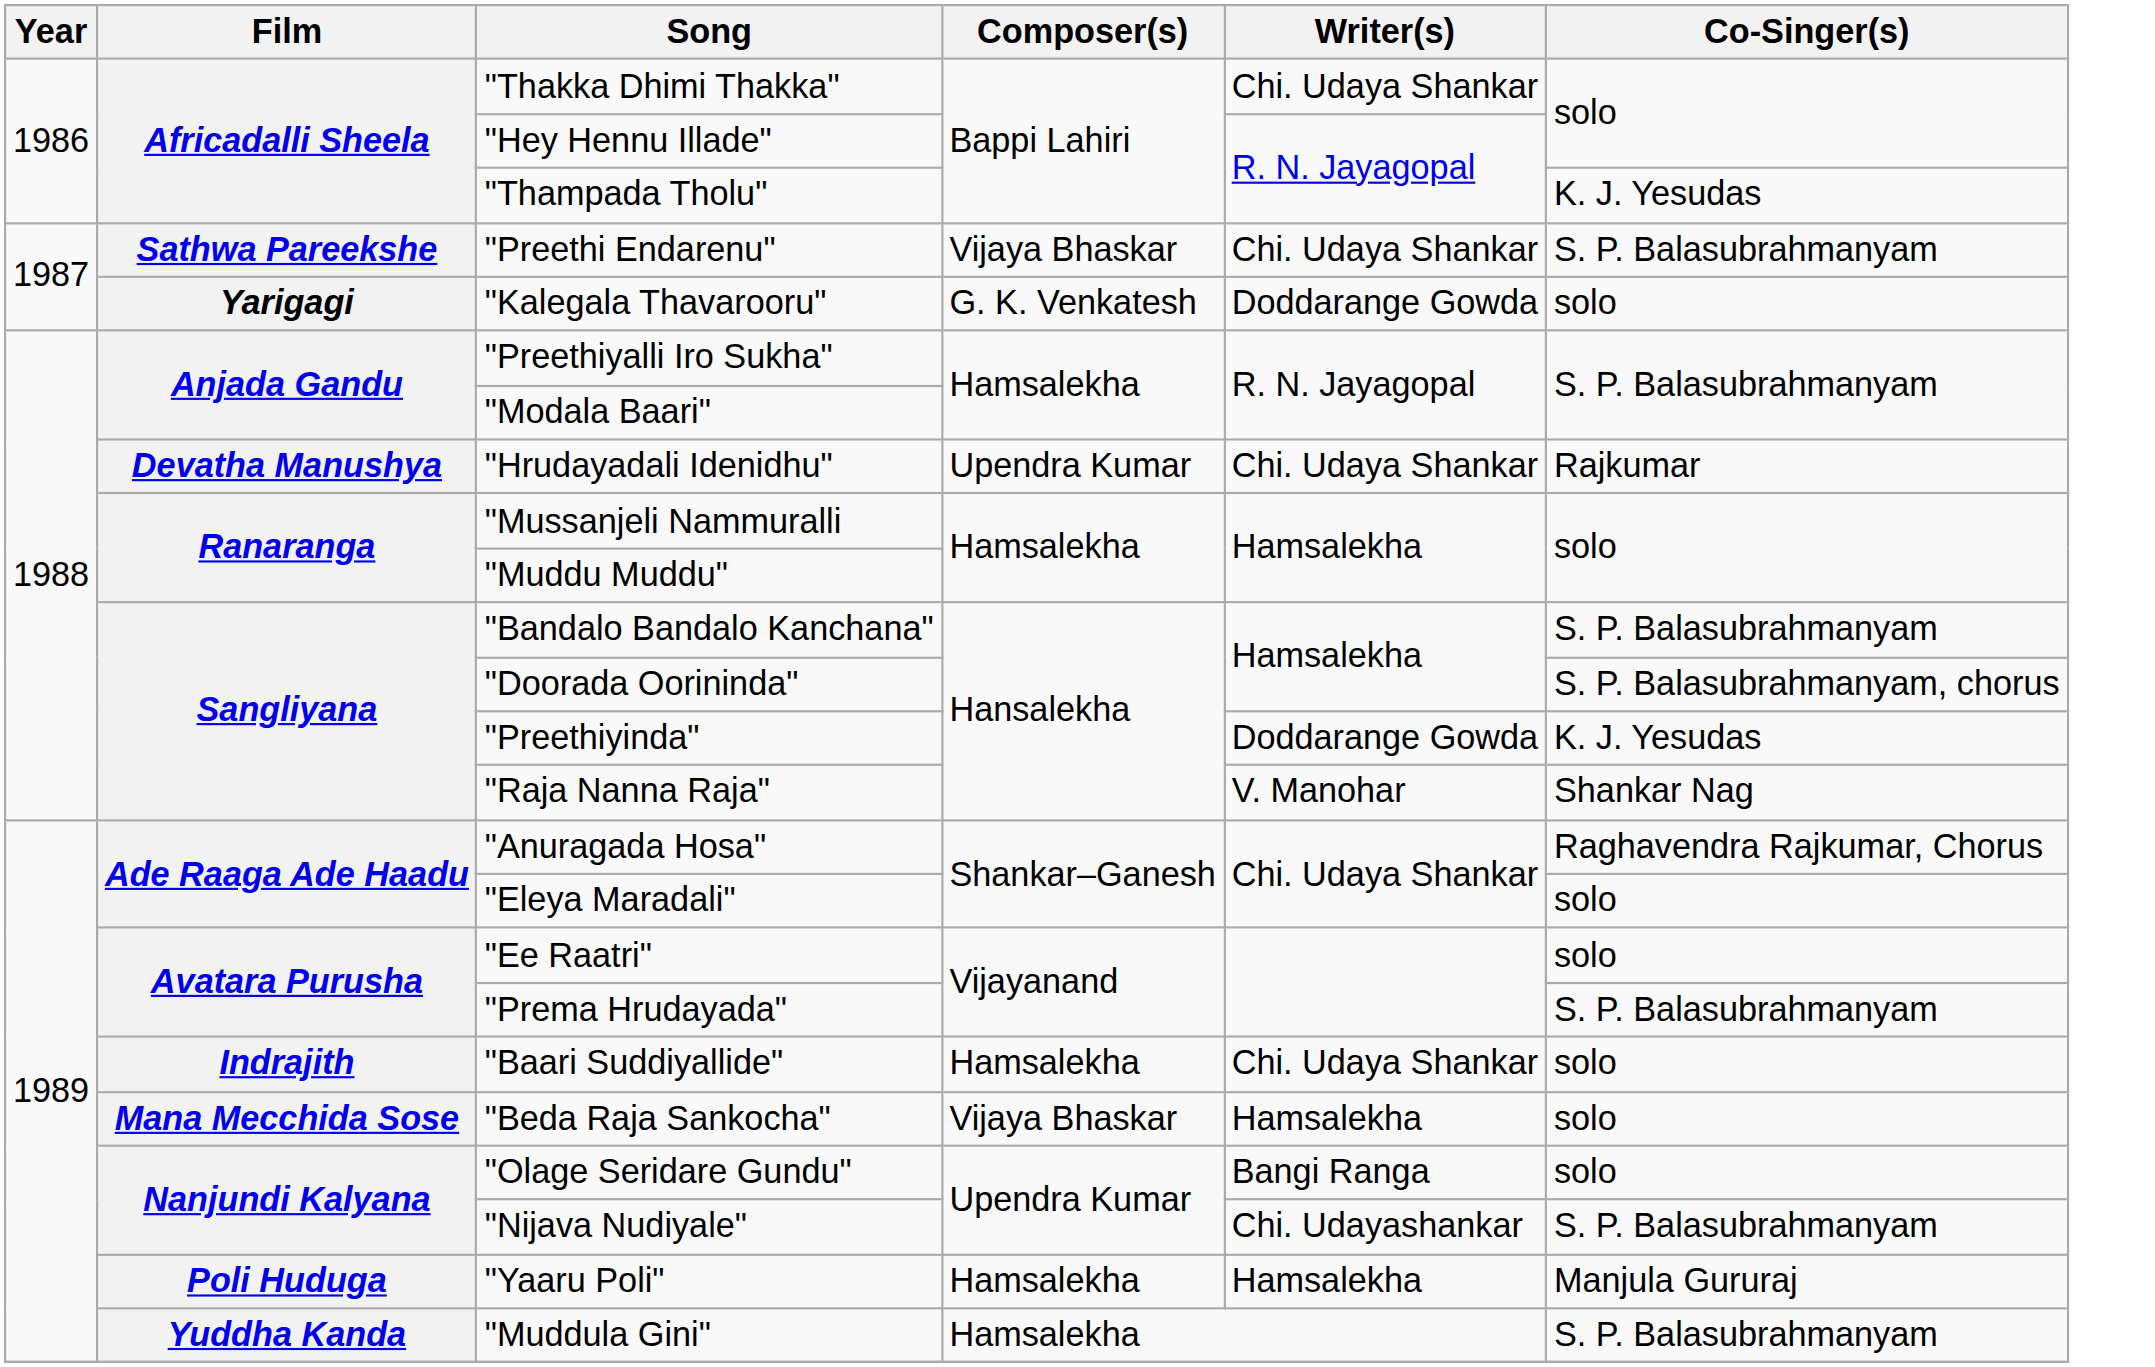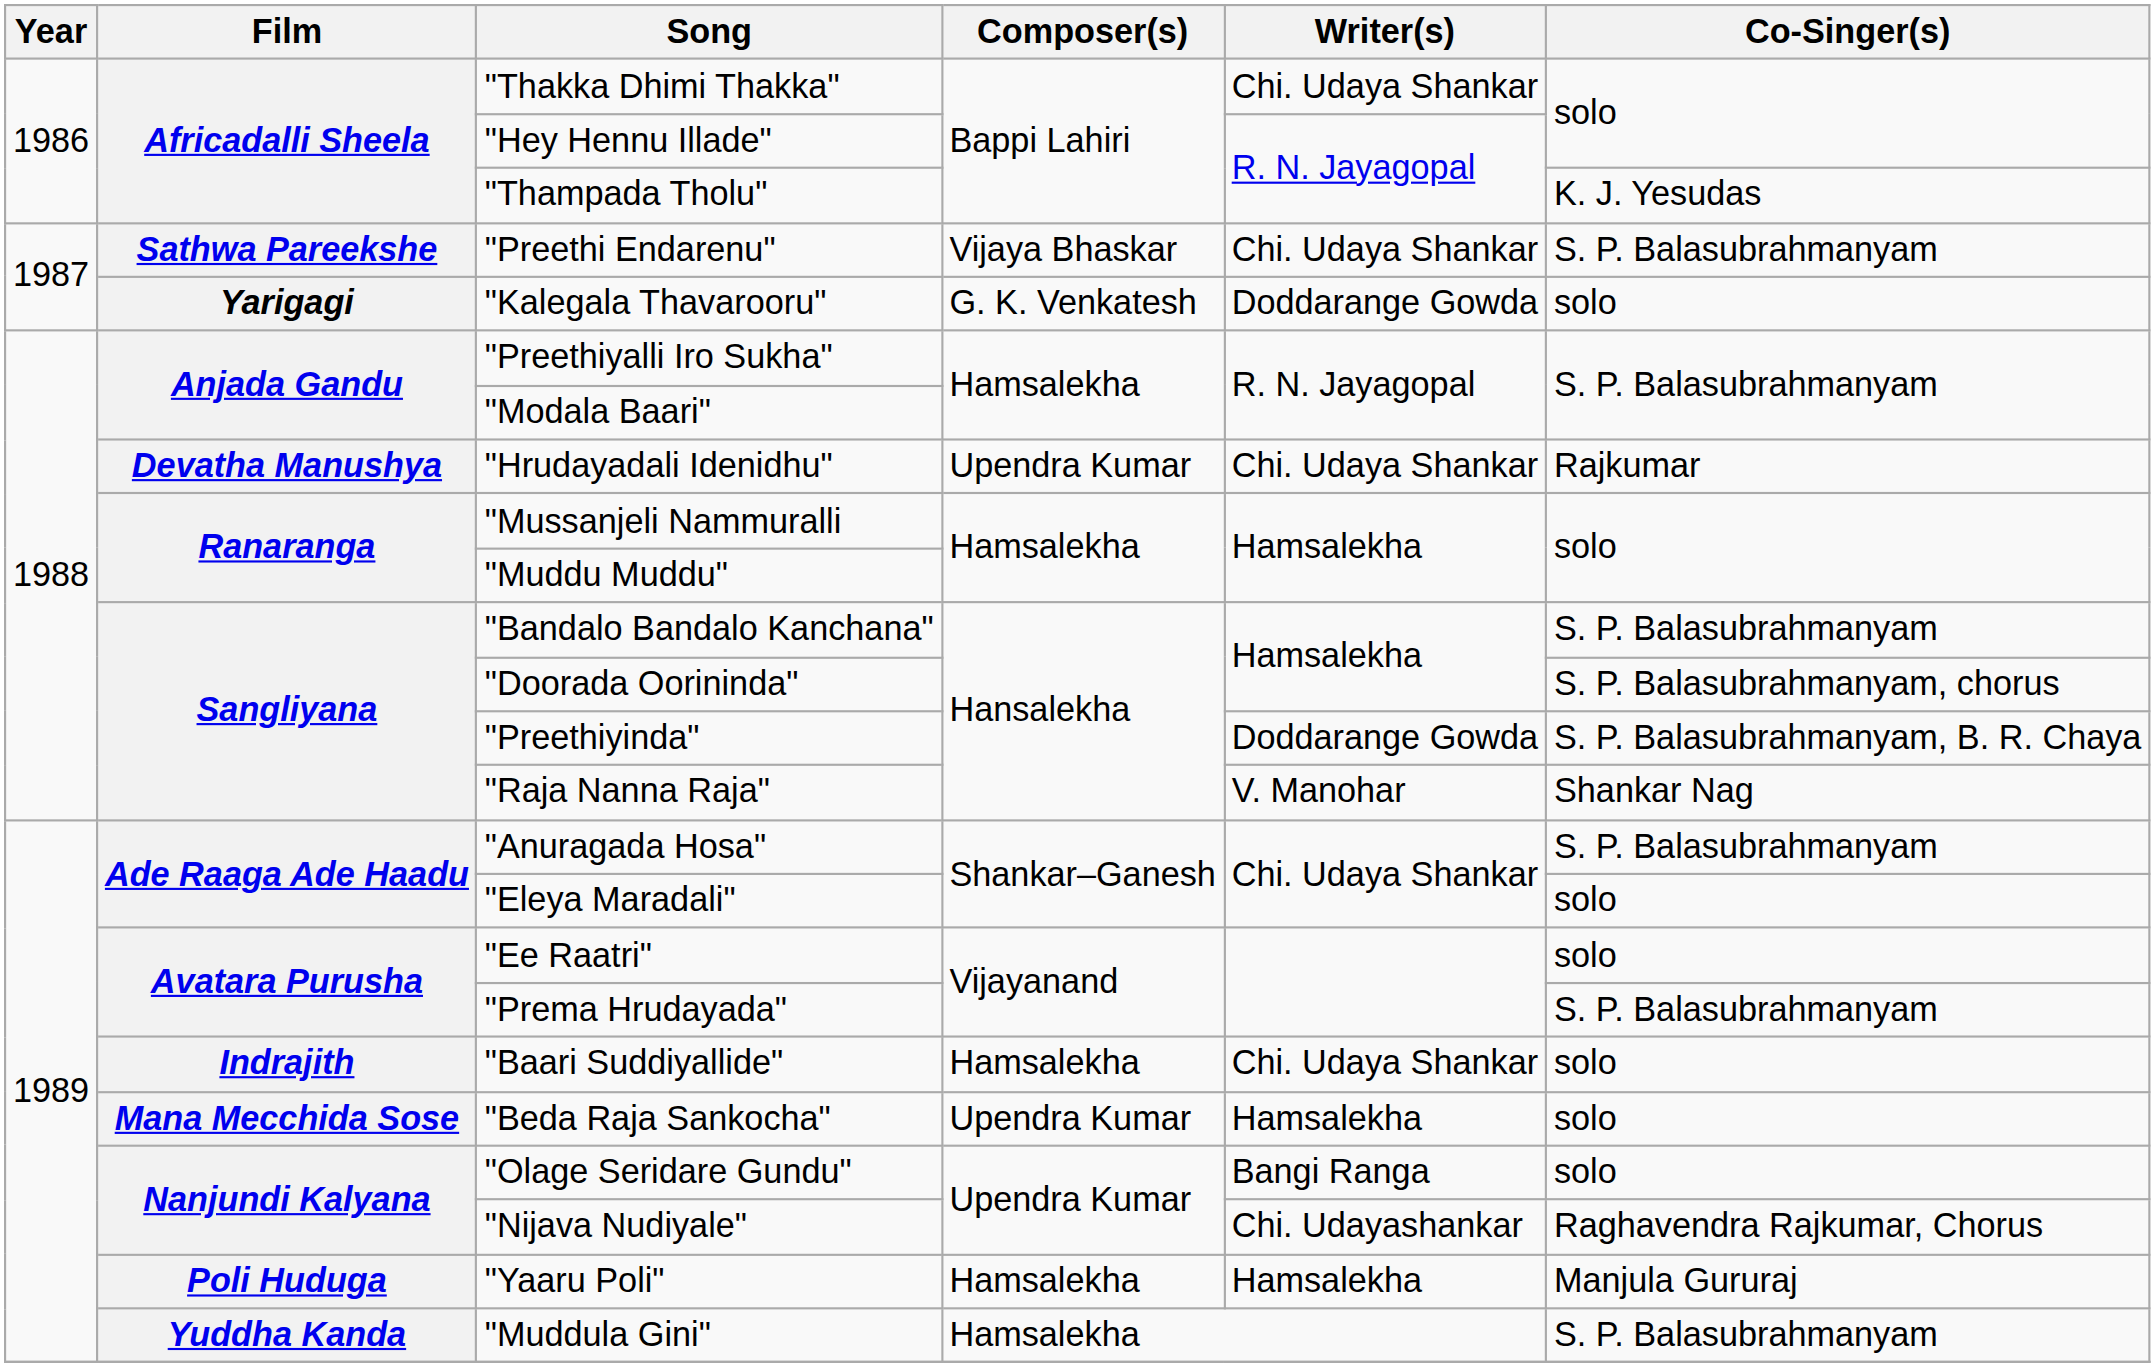(1658, 737) K. J. Yesudas -> (1848, 737) S. P. Balasubrahmanyam, B. R. Chaya
(1799, 846) Raghavendra Rajkumar, Chorus -> (1746, 846) S. P. Balasubrahmanyam
(1063, 1117) Vijaya Bhaskar -> (1070, 1117) Upendra Kumar
(1746, 1226) S. P. Balasubrahmanyam -> (1799, 1226) Raghavendra Rajkumar, Chorus
